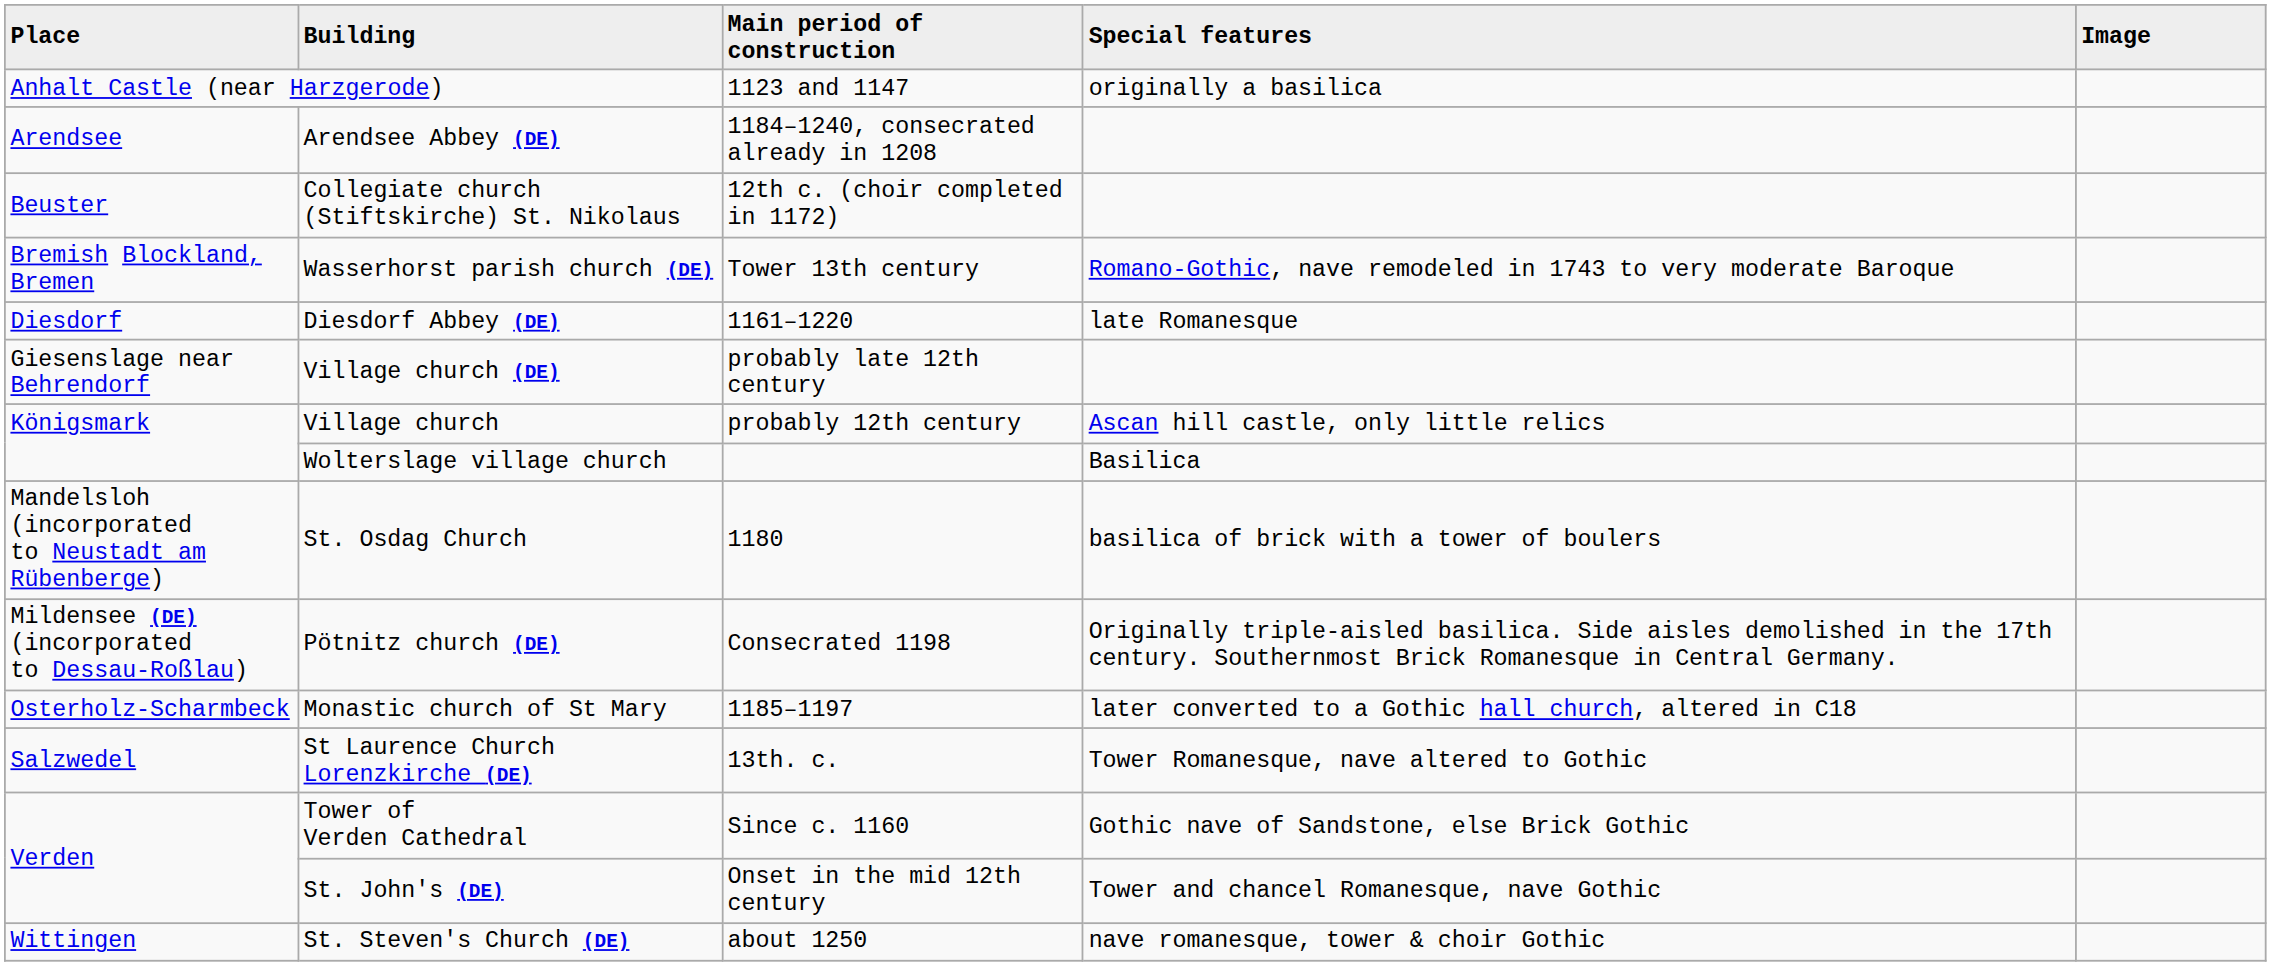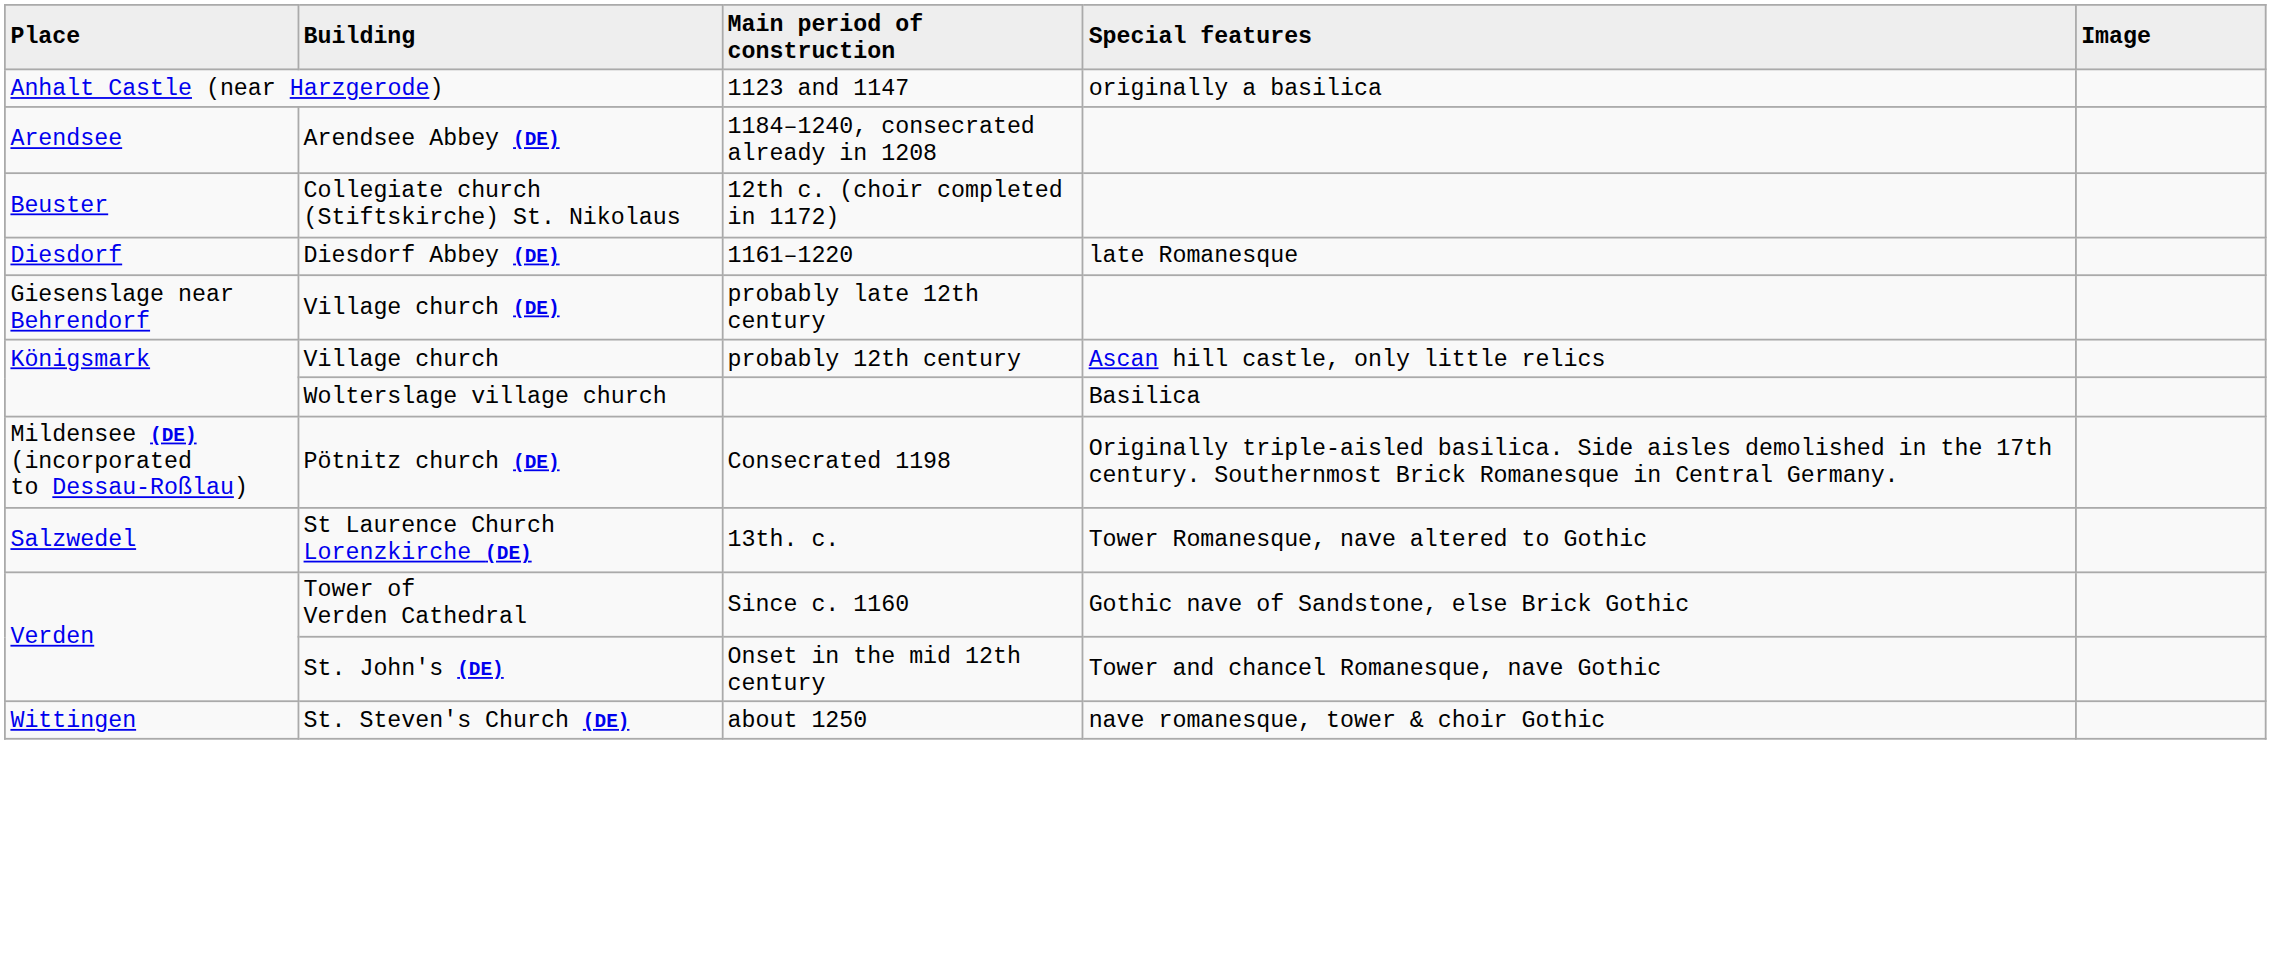- row: (508, 270)
- row: (415, 540)
- row: (485, 710)
